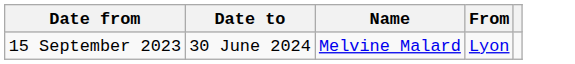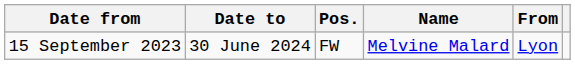+ column: (339, 18)
